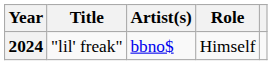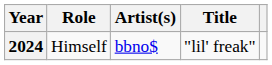columns swapped: (87, 18) <-> (228, 18)
